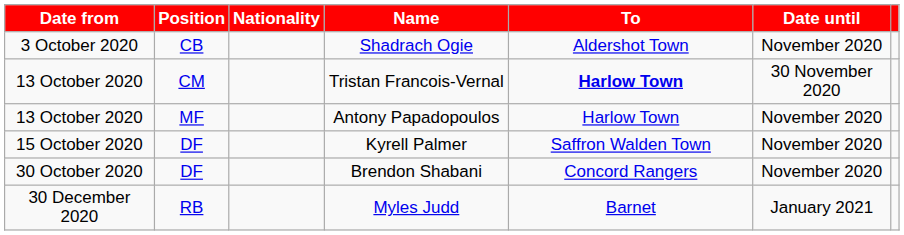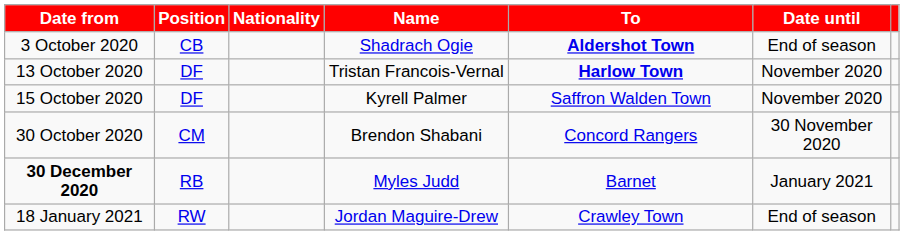(631, 45) normal -> (631, 45) bold
(822, 45) November 2020 -> (822, 45) End of season
(192, 82) CM -> (192, 72) DF
(822, 82) 30 November 2020 -> (822, 72) November 2020
- row: (416, 118)
(192, 172) DF -> (192, 135) CM
(822, 172) November 2020 -> (822, 135) 30 November 2020
(79, 208) normal -> (79, 181) bold
+ row: (416, 217)
